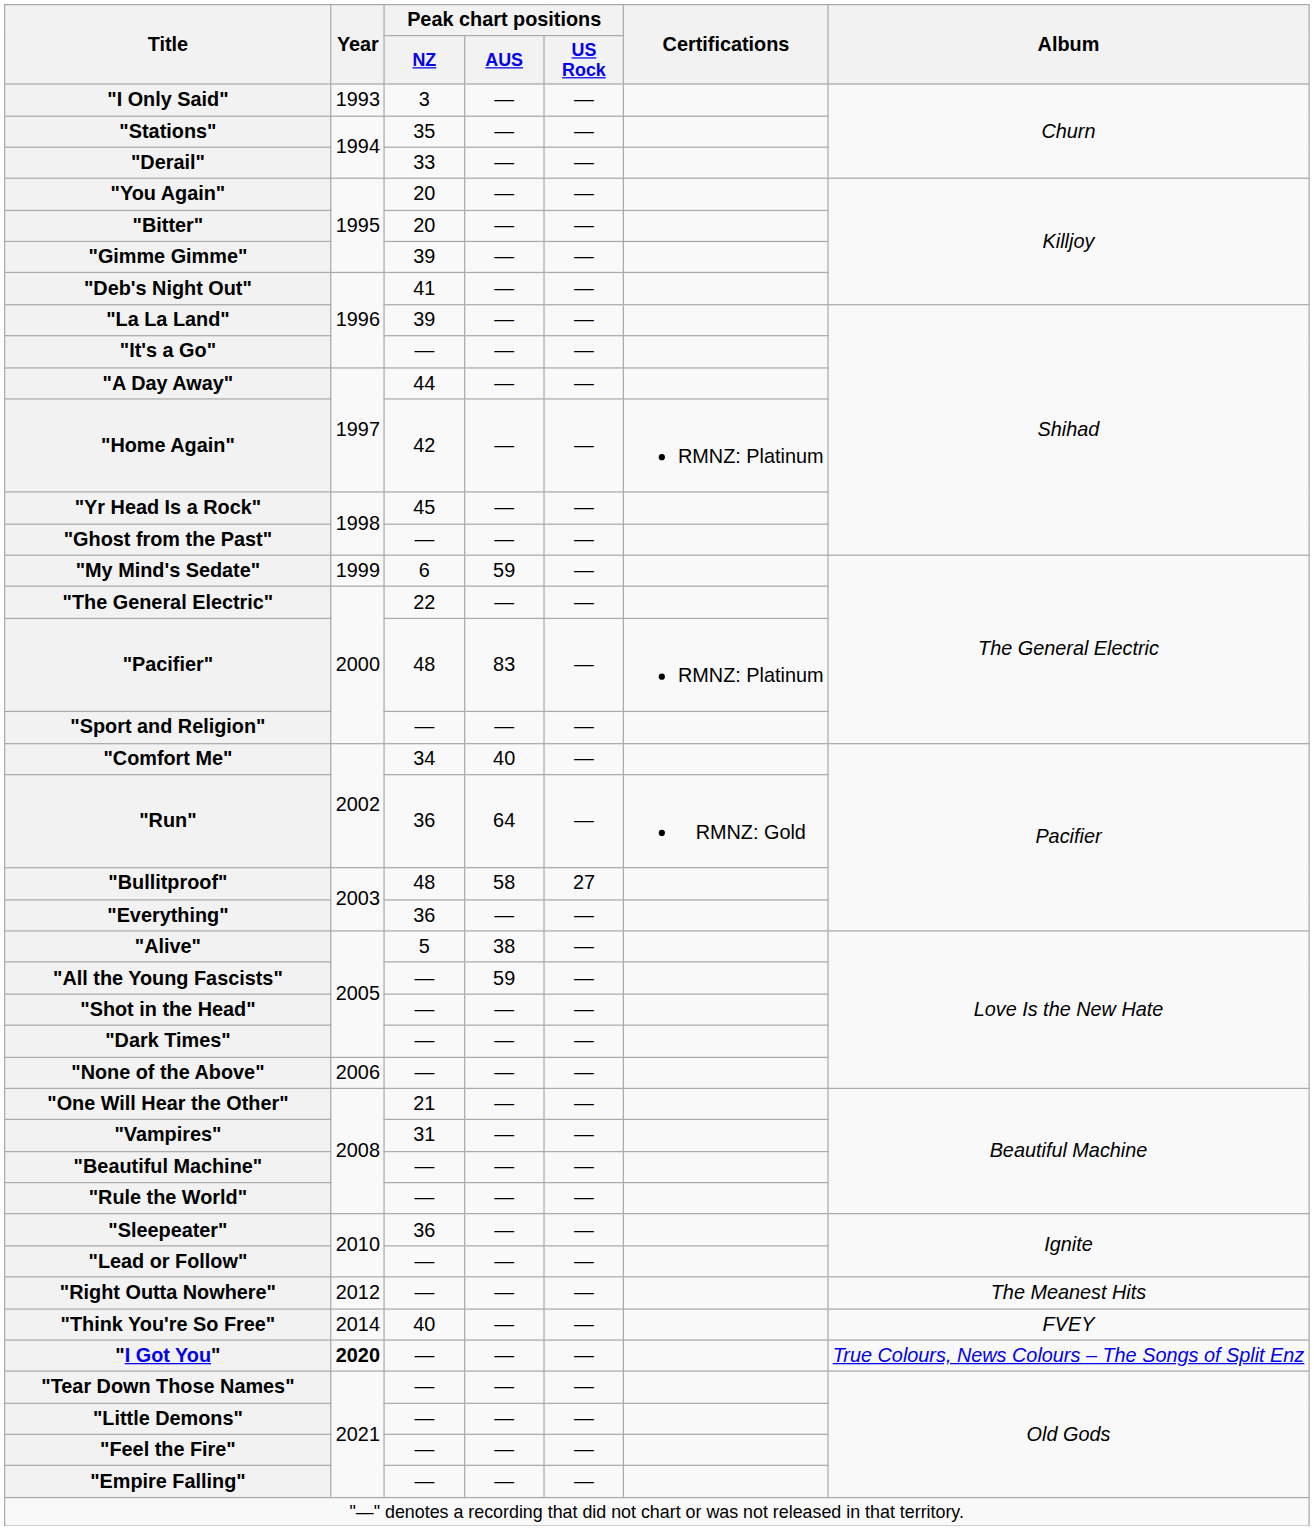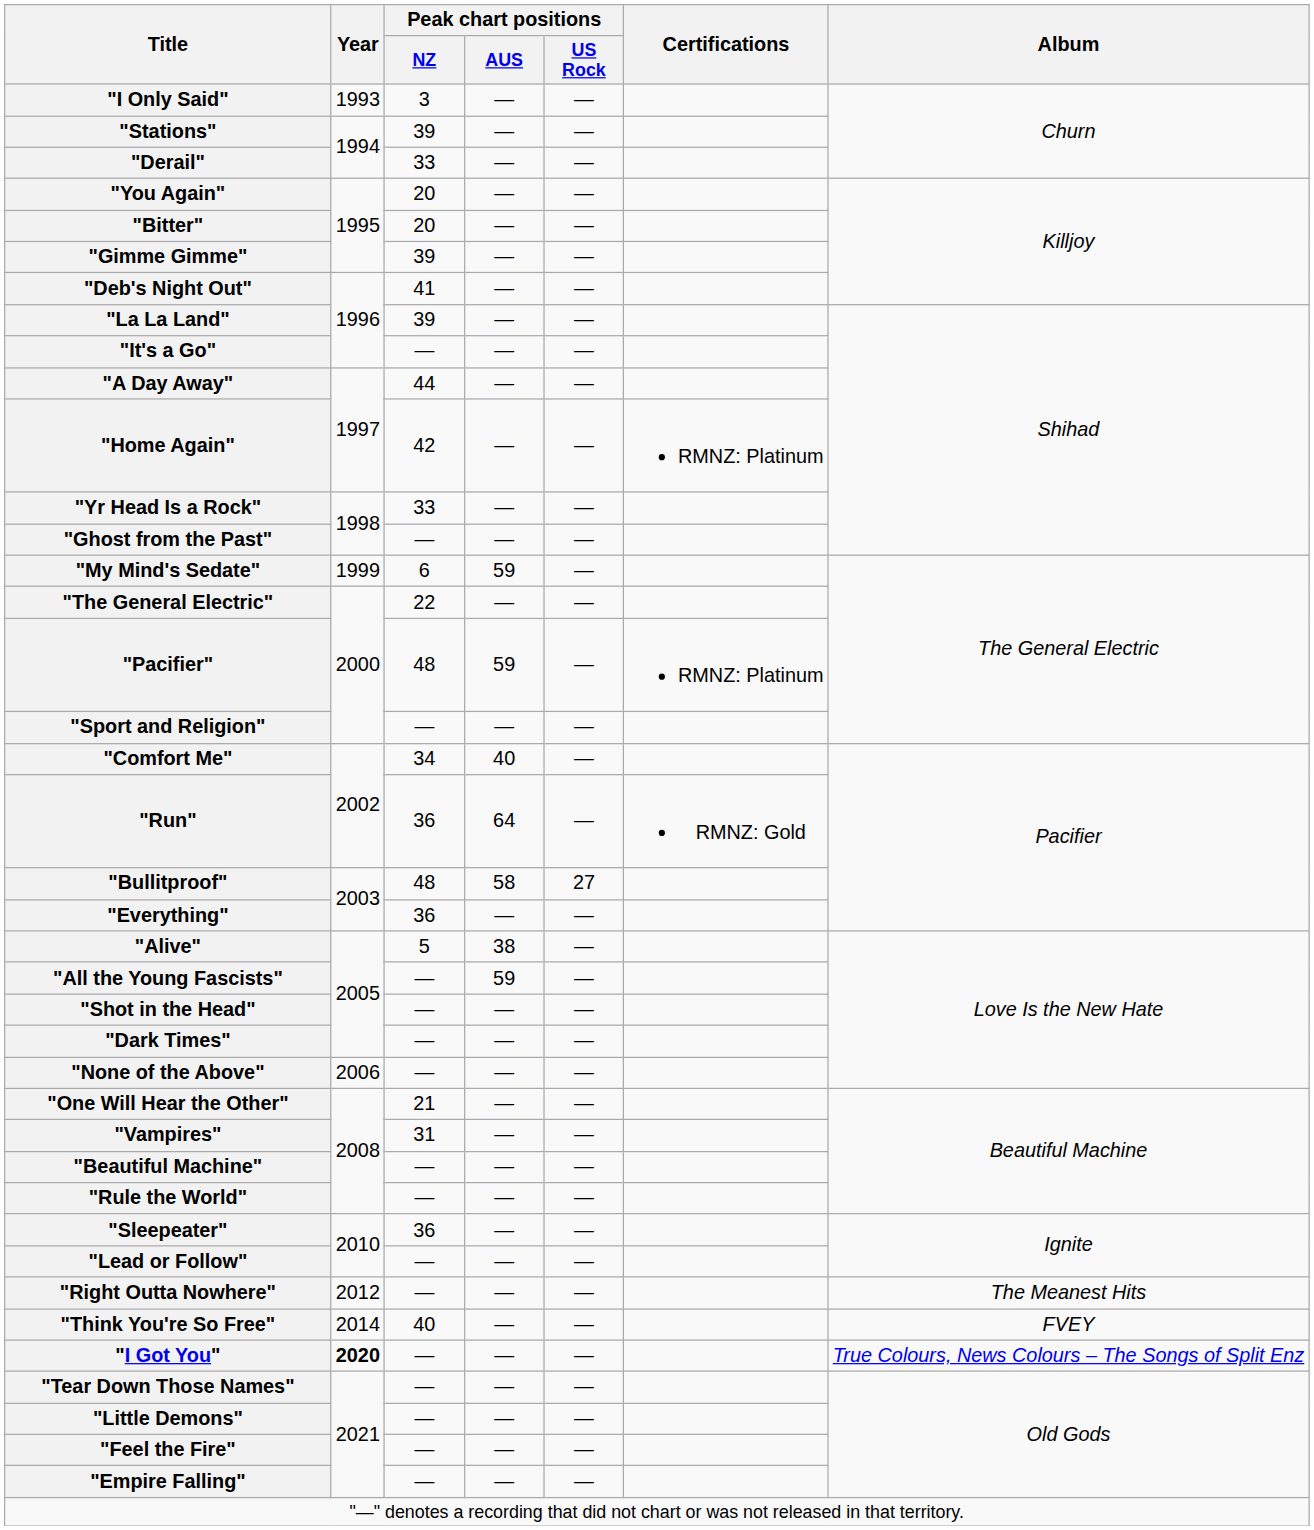(424, 131) 35 -> (424, 131) 39
(424, 507) 45 -> (424, 507) 33
(504, 664) 83 -> (504, 664) 59
